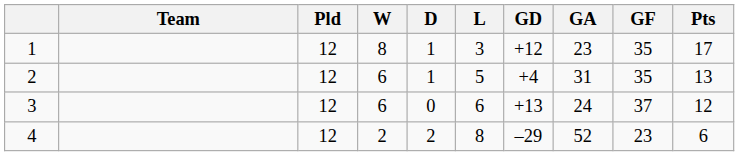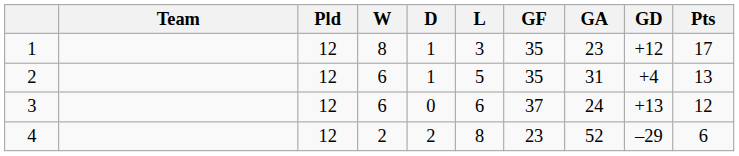columns swapped: (643, 19) <-> (528, 19)
